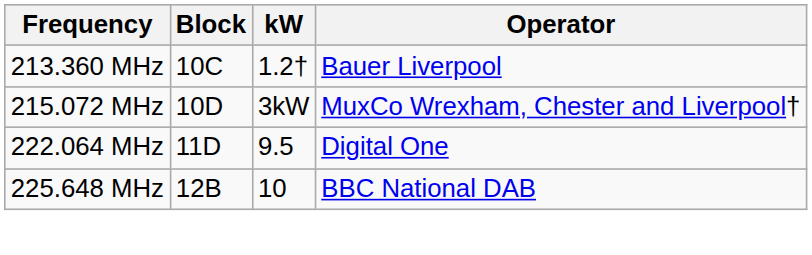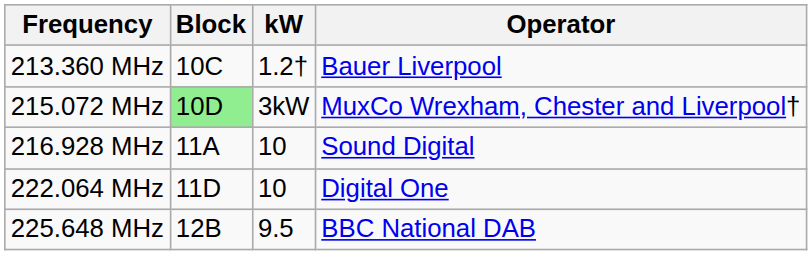(199, 106) no background -> (199, 106) lightgreen background
+ row: (87, 147)
(276, 147) 9.5 -> (272, 188) 10
(272, 188) 10 -> (276, 229) 9.5
